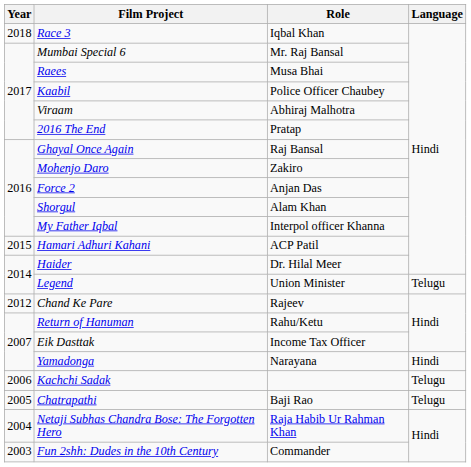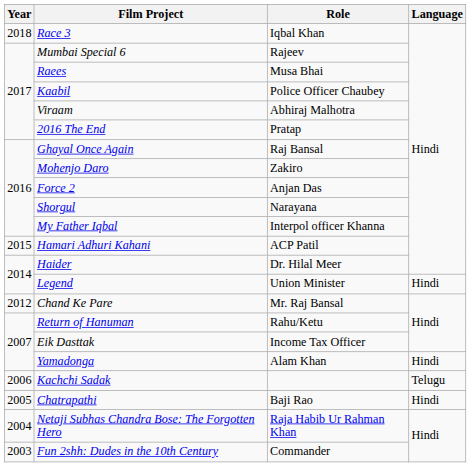(307, 52) Mr. Raj Bansal -> (287, 52) Rajeev
(298, 206) Alam Khan -> (293, 206) Narayana
(428, 284) Telugu -> (425, 284) Hindi
(287, 303) Rajeev -> (307, 303) Mr. Raj Bansal
(293, 361) Narayana -> (298, 361) Alam Khan
(428, 399) Telugu -> (425, 399) Hindi
